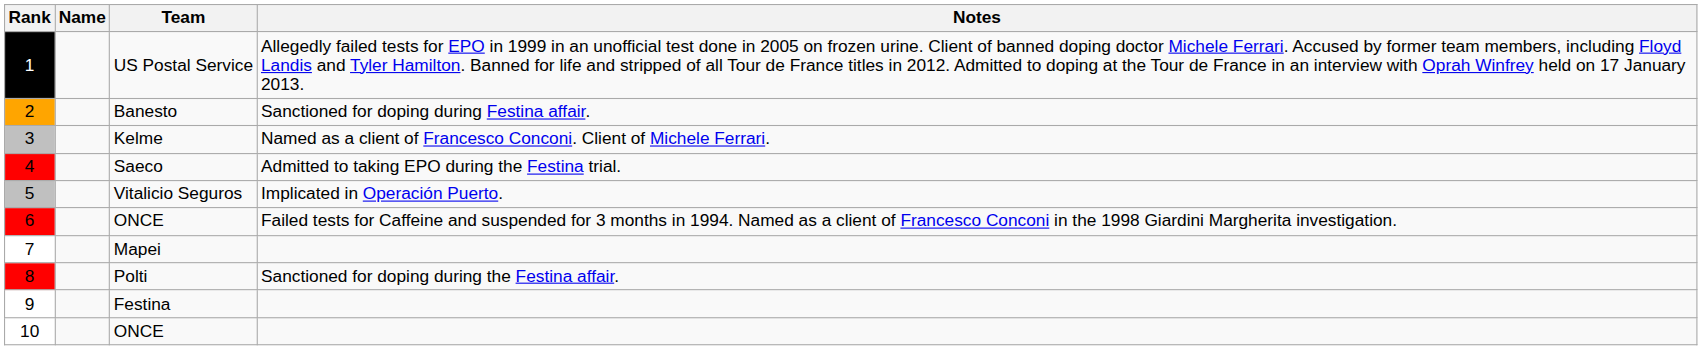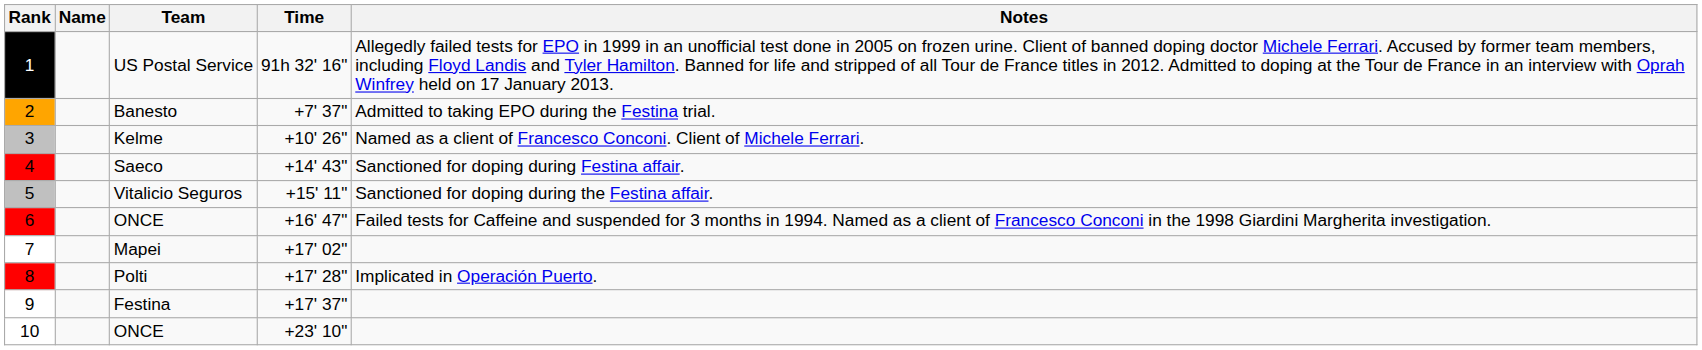+ column: (304, 18)
(426, 111) Sanctioned for doping during Festina affair. -> (535, 111) Admitted to taking EPO during the Festina trial.
(441, 166) Admitted to taking EPO during the Festina trial. -> (520, 166) Sanctioned for doping during Festina affair.
(382, 194) Implicated in Operación Puerto. -> (534, 194) Sanctioned for doping during the Festina affair.
(440, 276) Sanctioned for doping during the Festina affair. -> (476, 276) Implicated in Operación Puerto.
